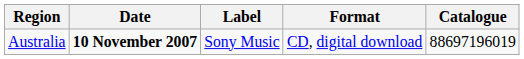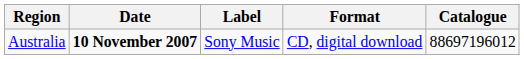(473, 41) 88697196019 -> (473, 41) 88697196012
